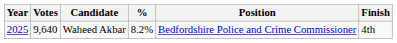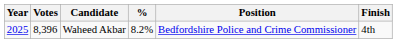(45, 30) 9,640 -> (45, 30) 8,396
